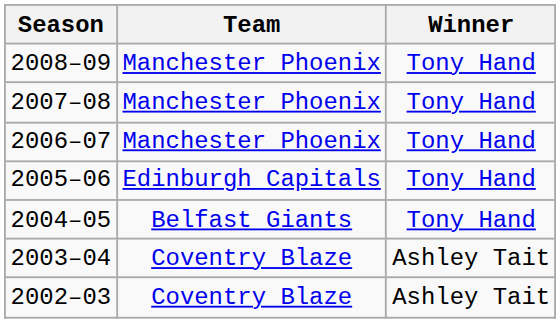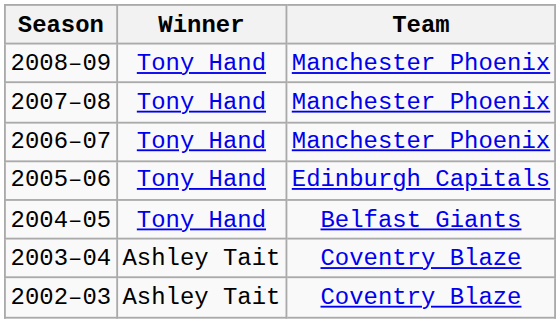columns swapped: (471, 24) <-> (252, 24)
